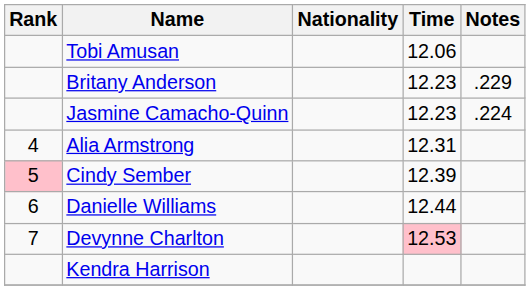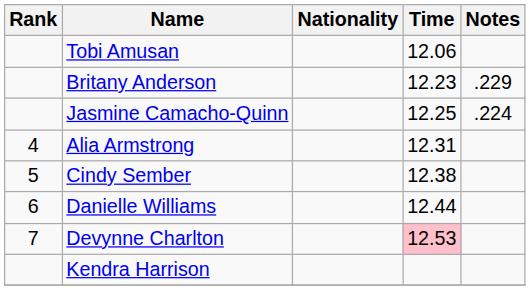(432, 113) 12.23 -> (432, 113) 12.25
(33, 176) pink background -> (33, 176) no background
(432, 176) 12.39 -> (432, 176) 12.38
